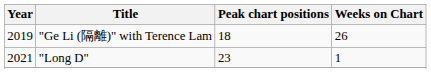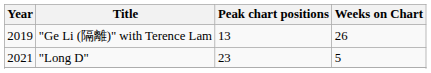(224, 36) 18 -> (224, 36) 13
(338, 57) 1 -> (338, 57) 5
